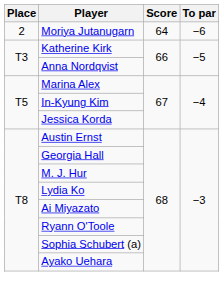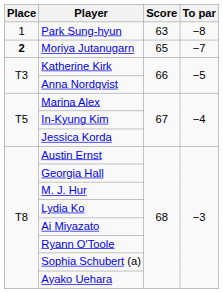+ row: (82, 31)
(22, 31) normal -> (22, 48) bold
(162, 31) 64 -> (162, 48) 65
(199, 31) −6 -> (199, 48) −7
